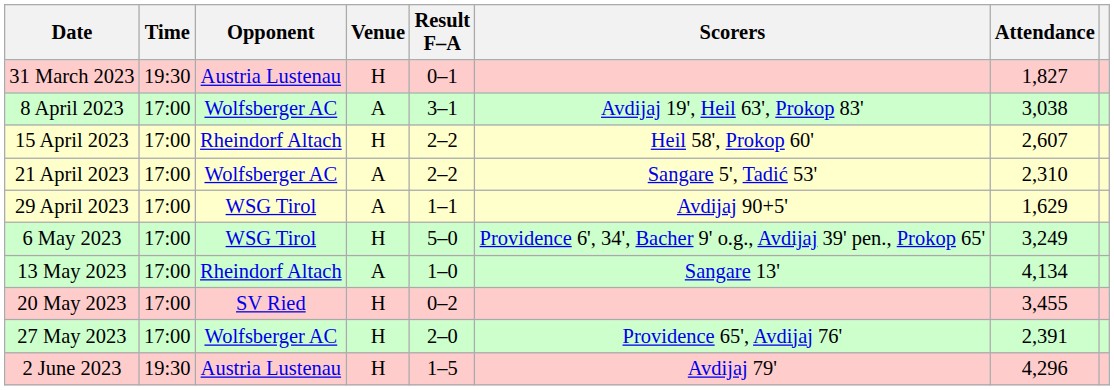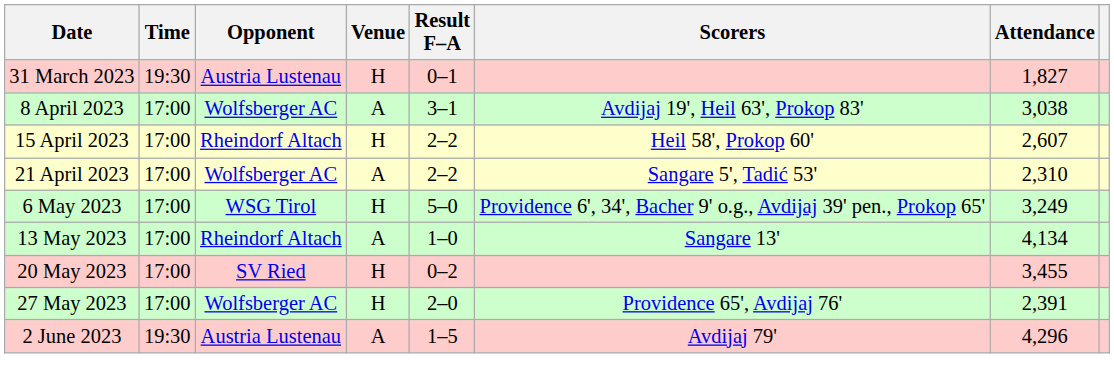- row: (72, 206)
(378, 368) H -> (378, 336) A
